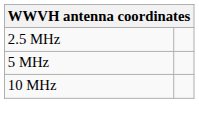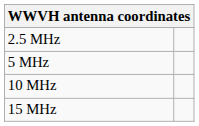+ row: (32, 109)
